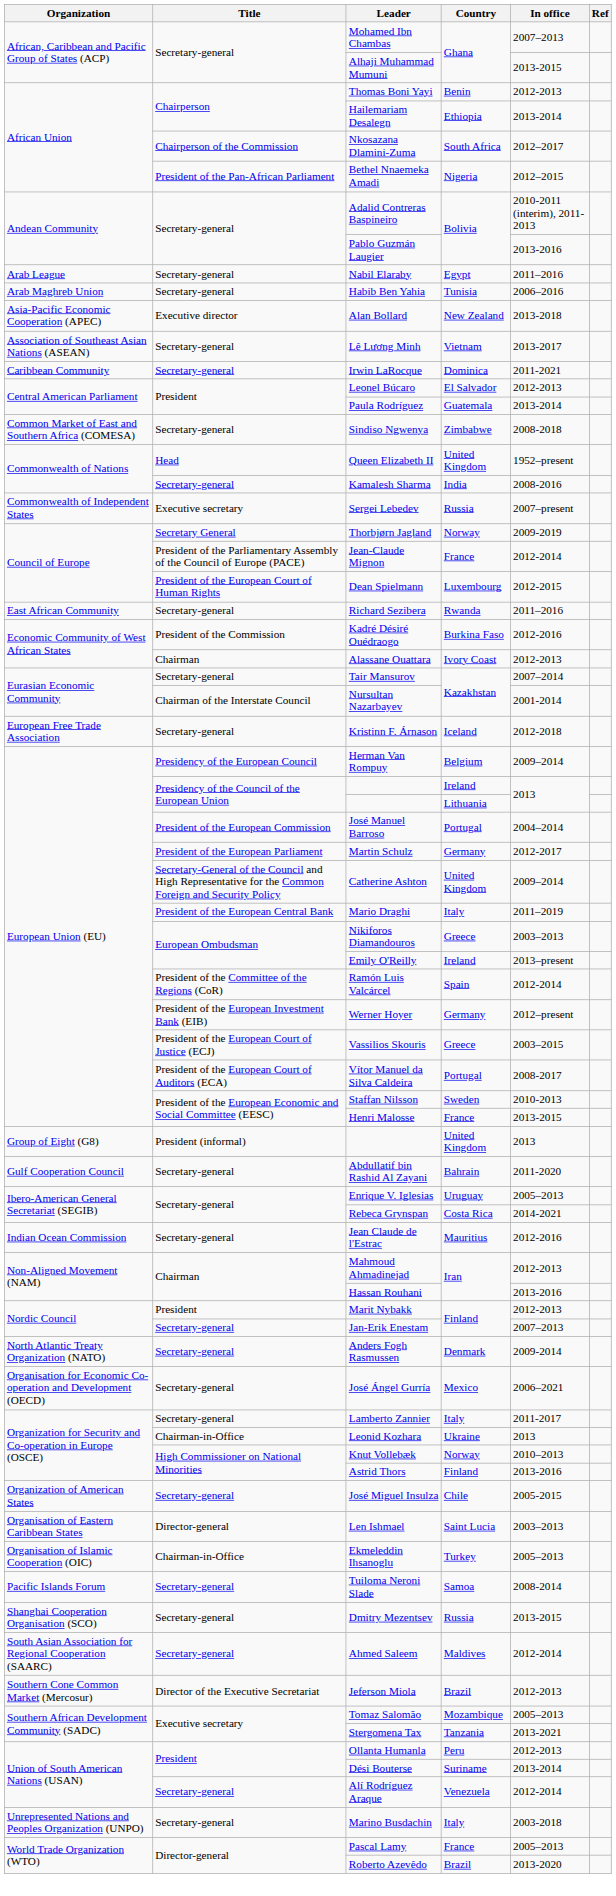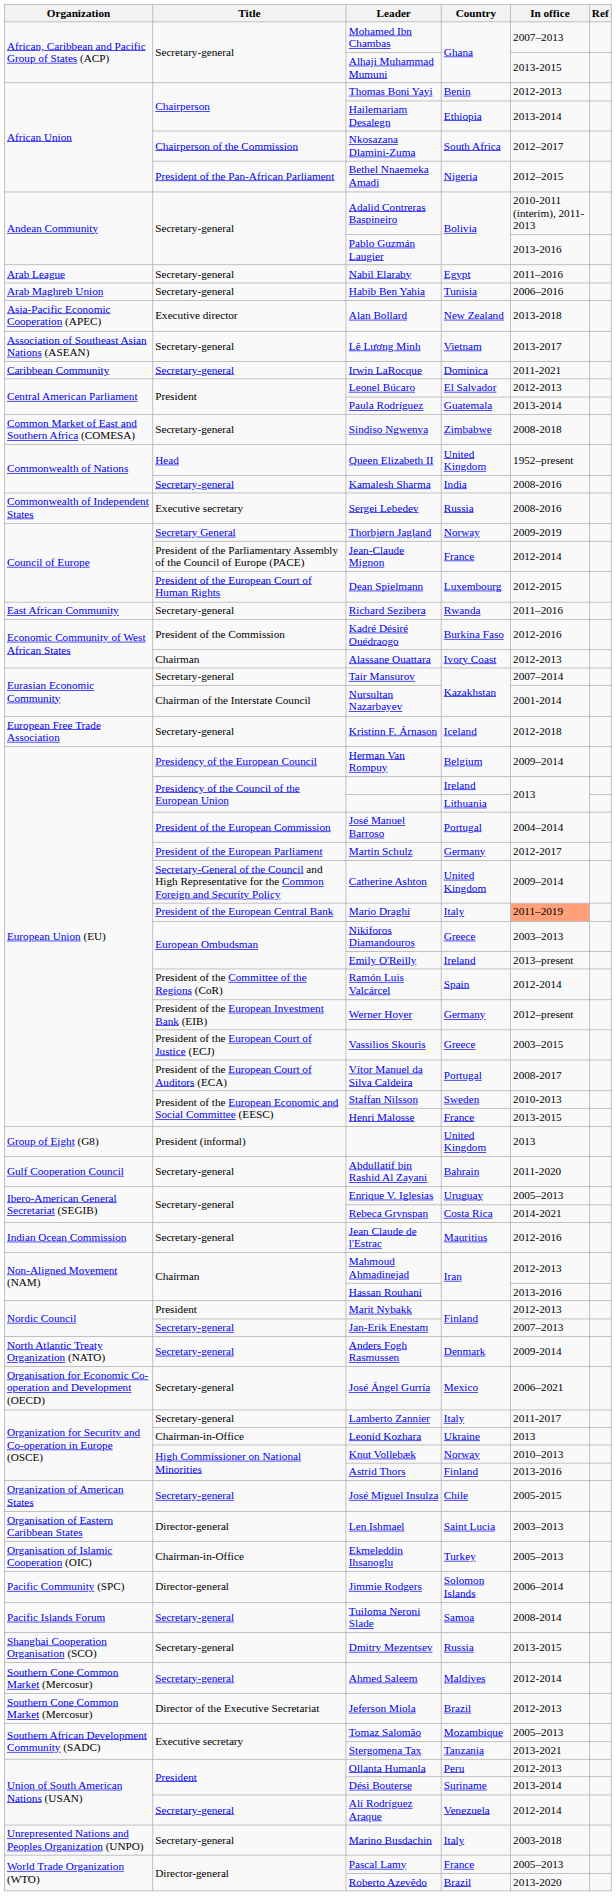(543, 508) 2007–present -> (537, 508) 2008-2016
(538, 912) no background -> (538, 912) lightsalmon background
+ row: (385, 1587)
(70, 1654) South Asian Association for Regional Cooperation (SAARC) -> (63, 1678) Southern Cone Common Market (Mercosur)
